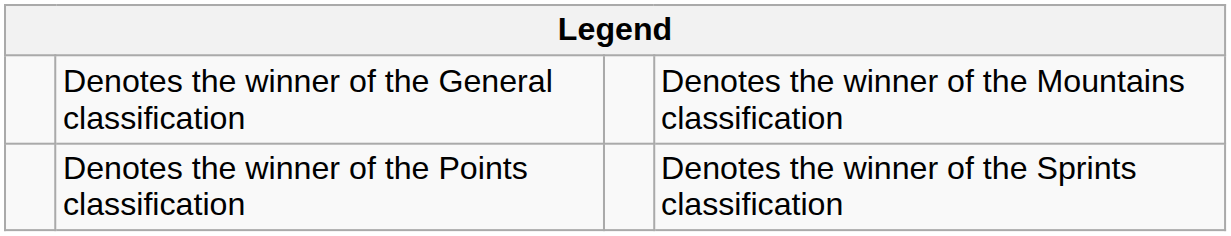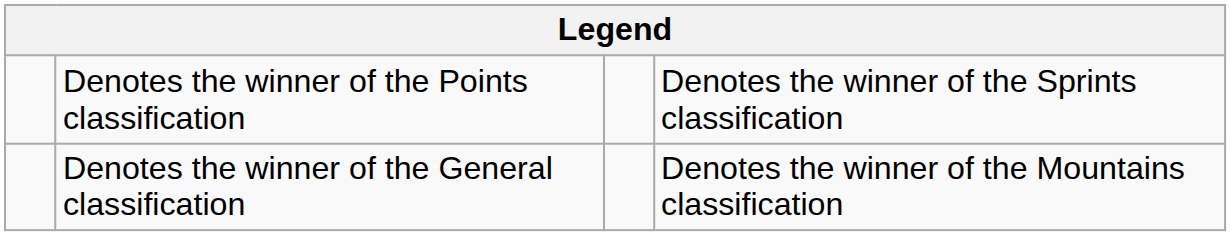rows swapped: (308, 99) <-> (295, 186)
